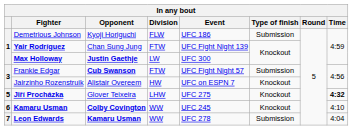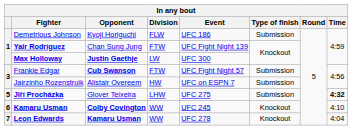(275, 83) Knockout -> (275, 83) Submission
(275, 95) Knockout -> (275, 95) Submission
(275, 119) Submission -> (275, 119) Knockout
